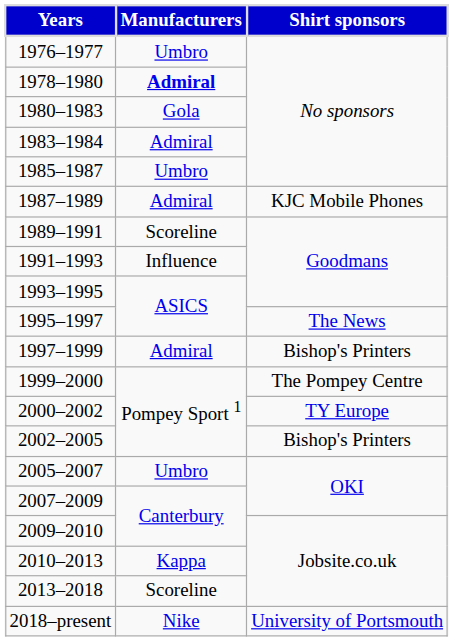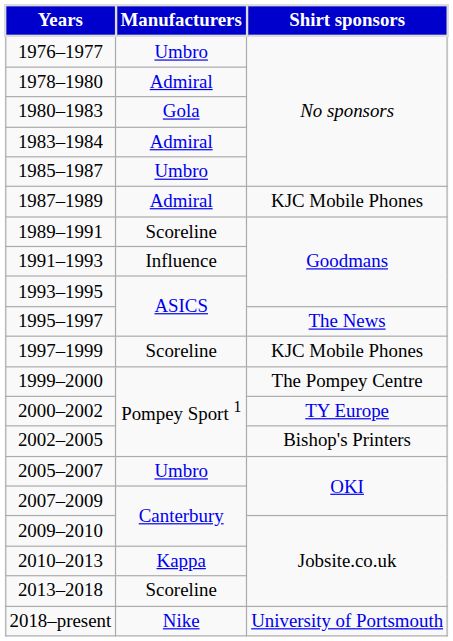(181, 81) bold -> (181, 81) normal
(181, 351) Admiral -> (181, 351) Scoreline
(347, 351) Bishop's Printers -> (347, 351) KJC Mobile Phones
